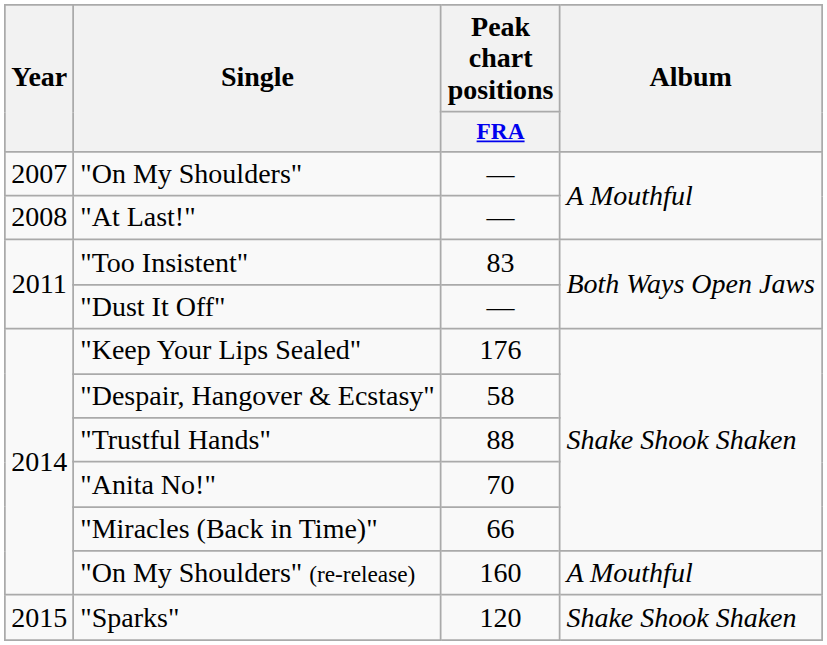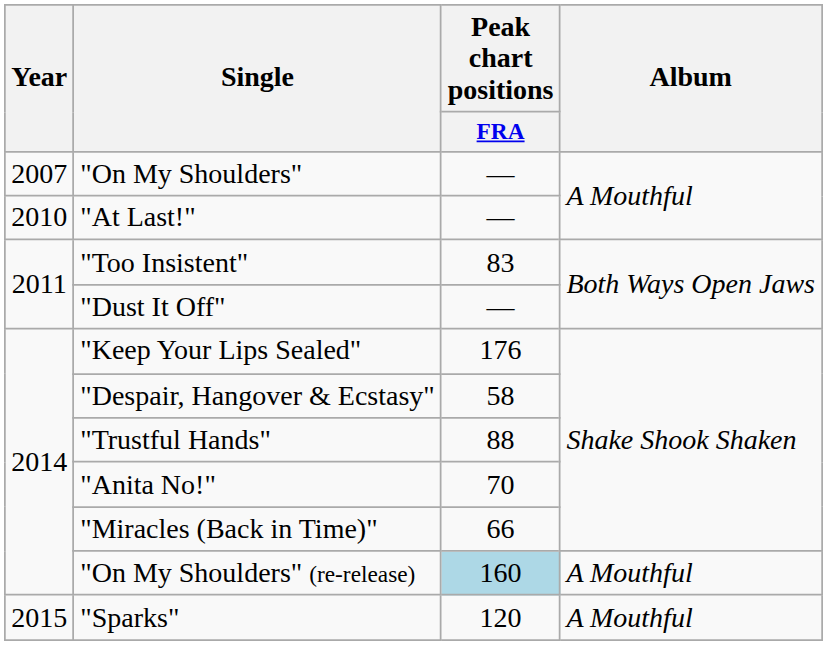(39, 217) 2008 -> (39, 217) 2010
(501, 572) no background -> (501, 572) lightblue background
(681, 617) Shake Shook Shaken -> (630, 617) A Mouthful
